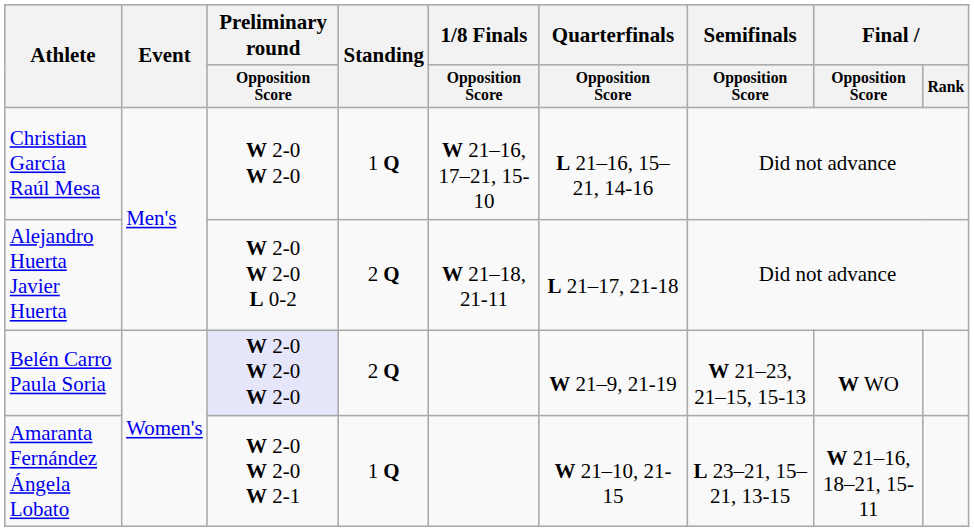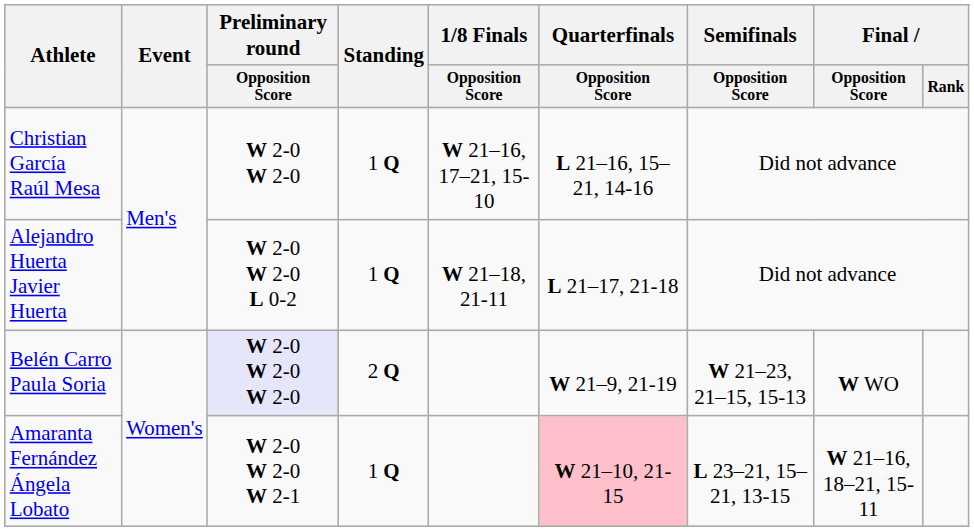(384, 274) 2 Q -> (384, 274) 1 Q
(613, 483) no background -> (613, 483) pink background
